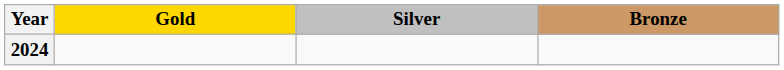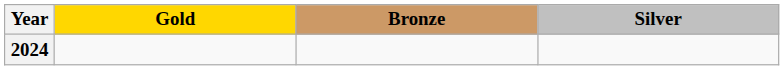columns swapped: (417, 19) <-> (658, 19)
